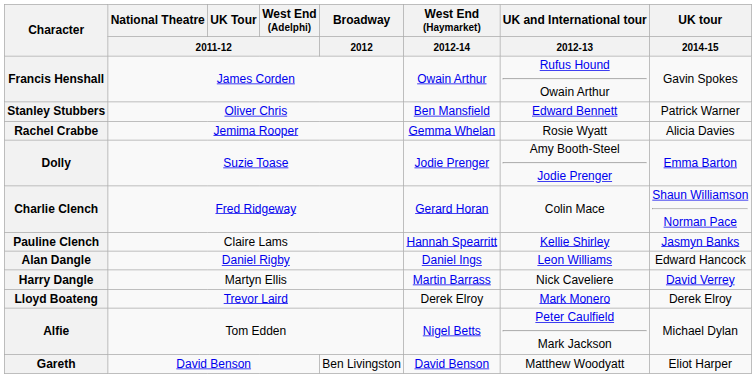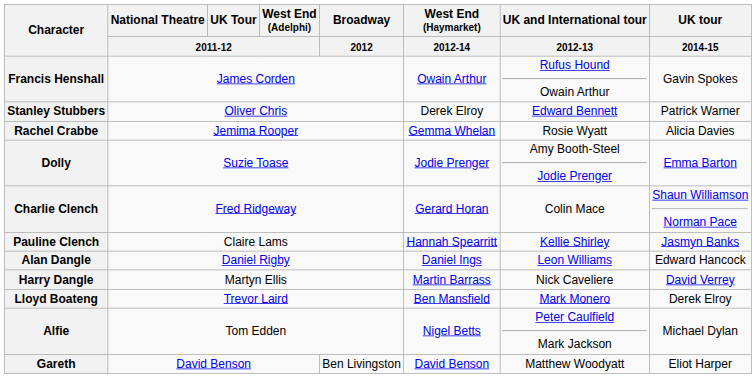(452, 111) Ben Mansfield -> (452, 111) Derek Elroy
(452, 298) Derek Elroy -> (452, 298) Ben Mansfield
